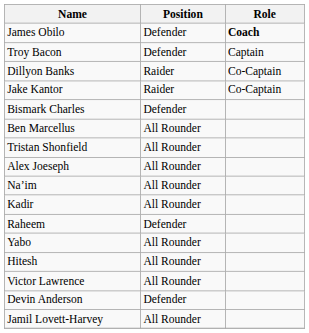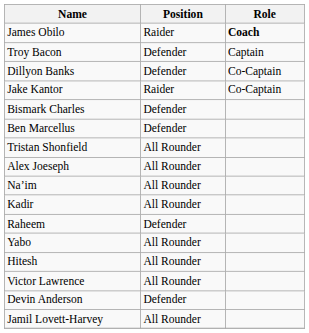(165, 32) Defender -> (159, 32) Raider
(159, 70) Raider -> (165, 70) Defender
(172, 128) All Rounder -> (165, 128) Defender
